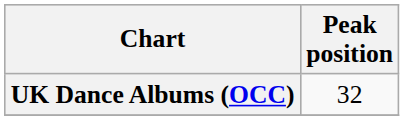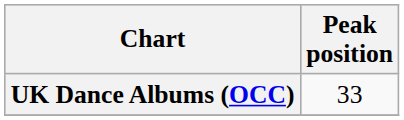(350, 94) 32 -> (350, 94) 33
